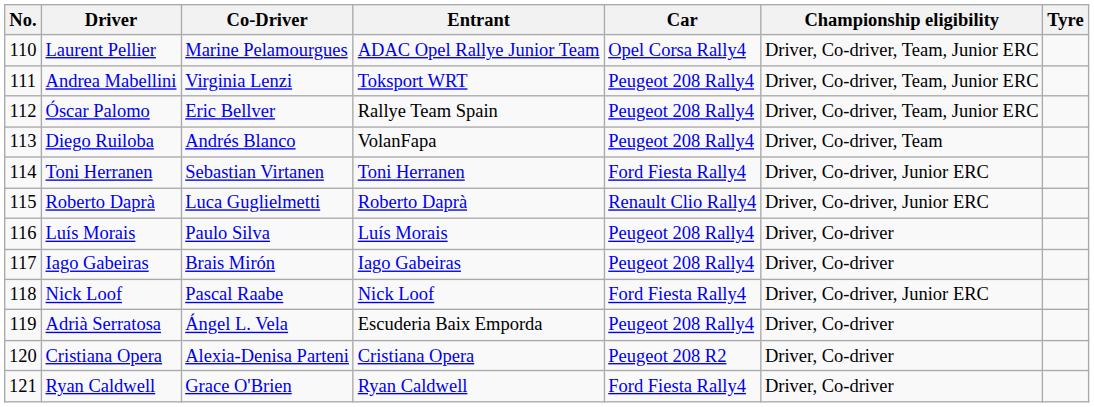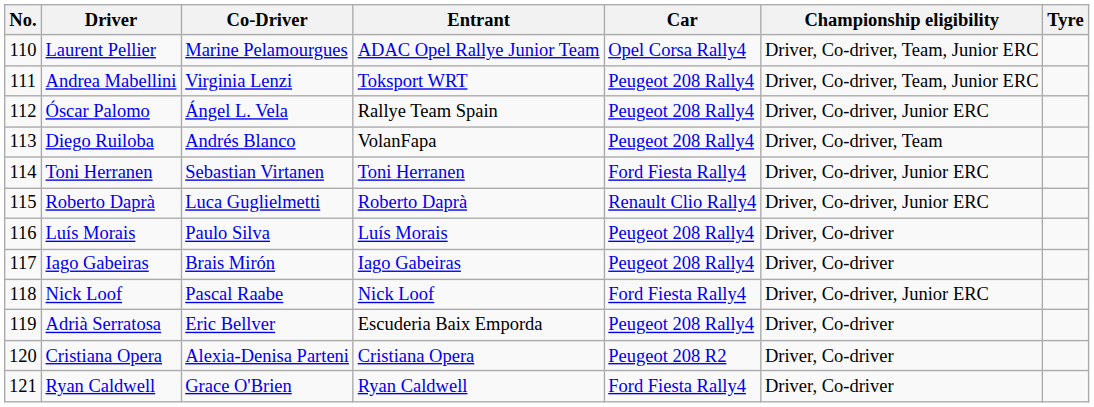(230, 110) Eric Bellver -> (237, 110) Ángel L. Vela
(902, 110) Driver, Co-driver, Team, Junior ERC -> (877, 110) Driver, Co-driver, Junior ERC
(237, 324) Ángel L. Vela -> (230, 324) Eric Bellver
